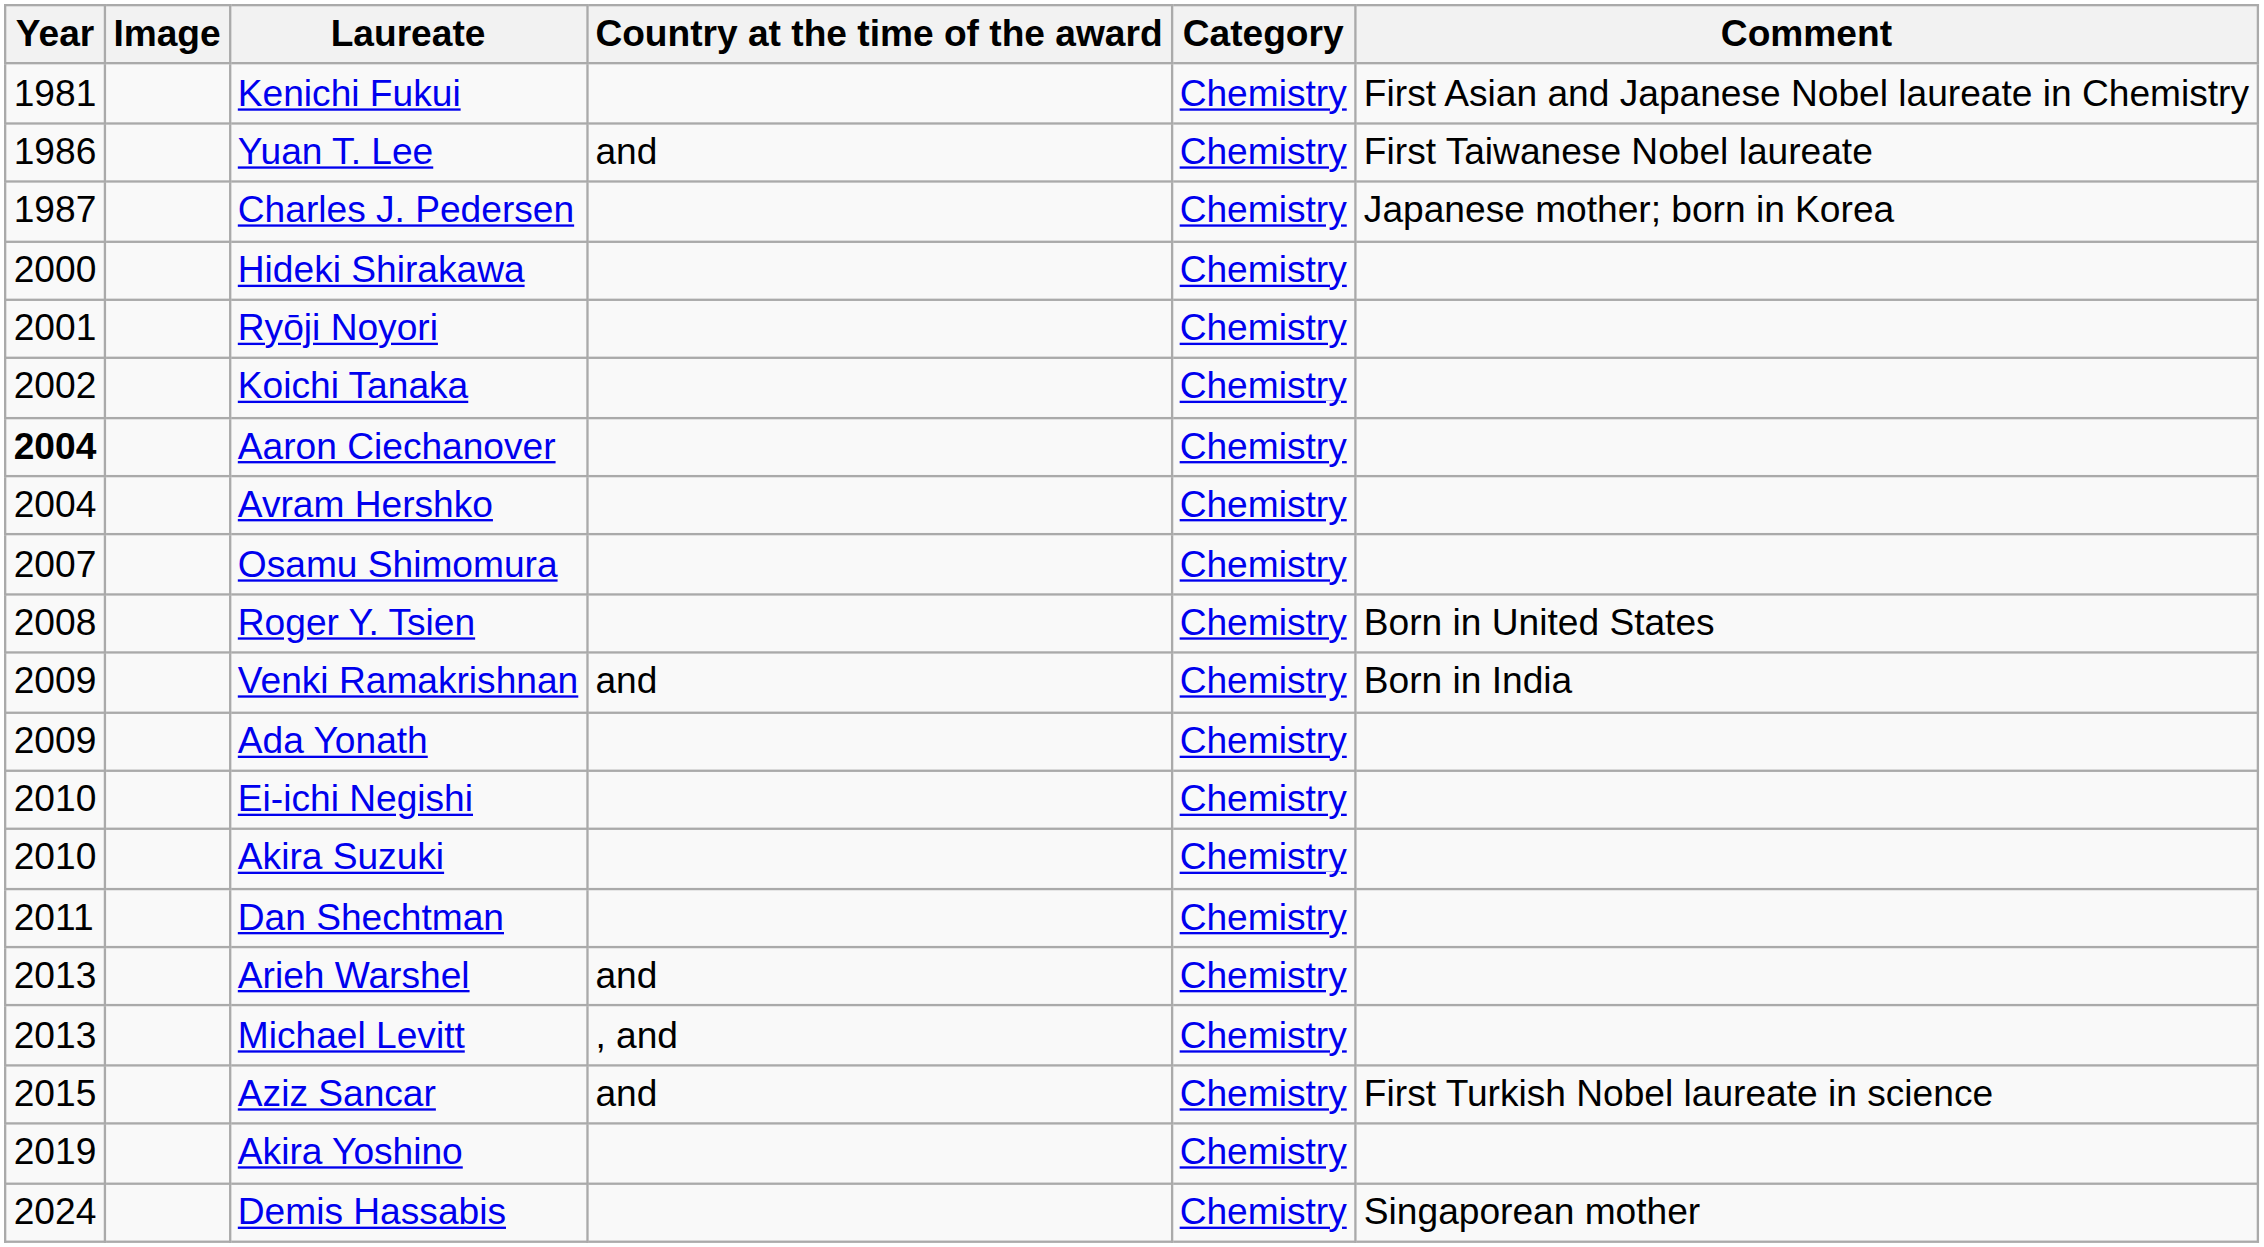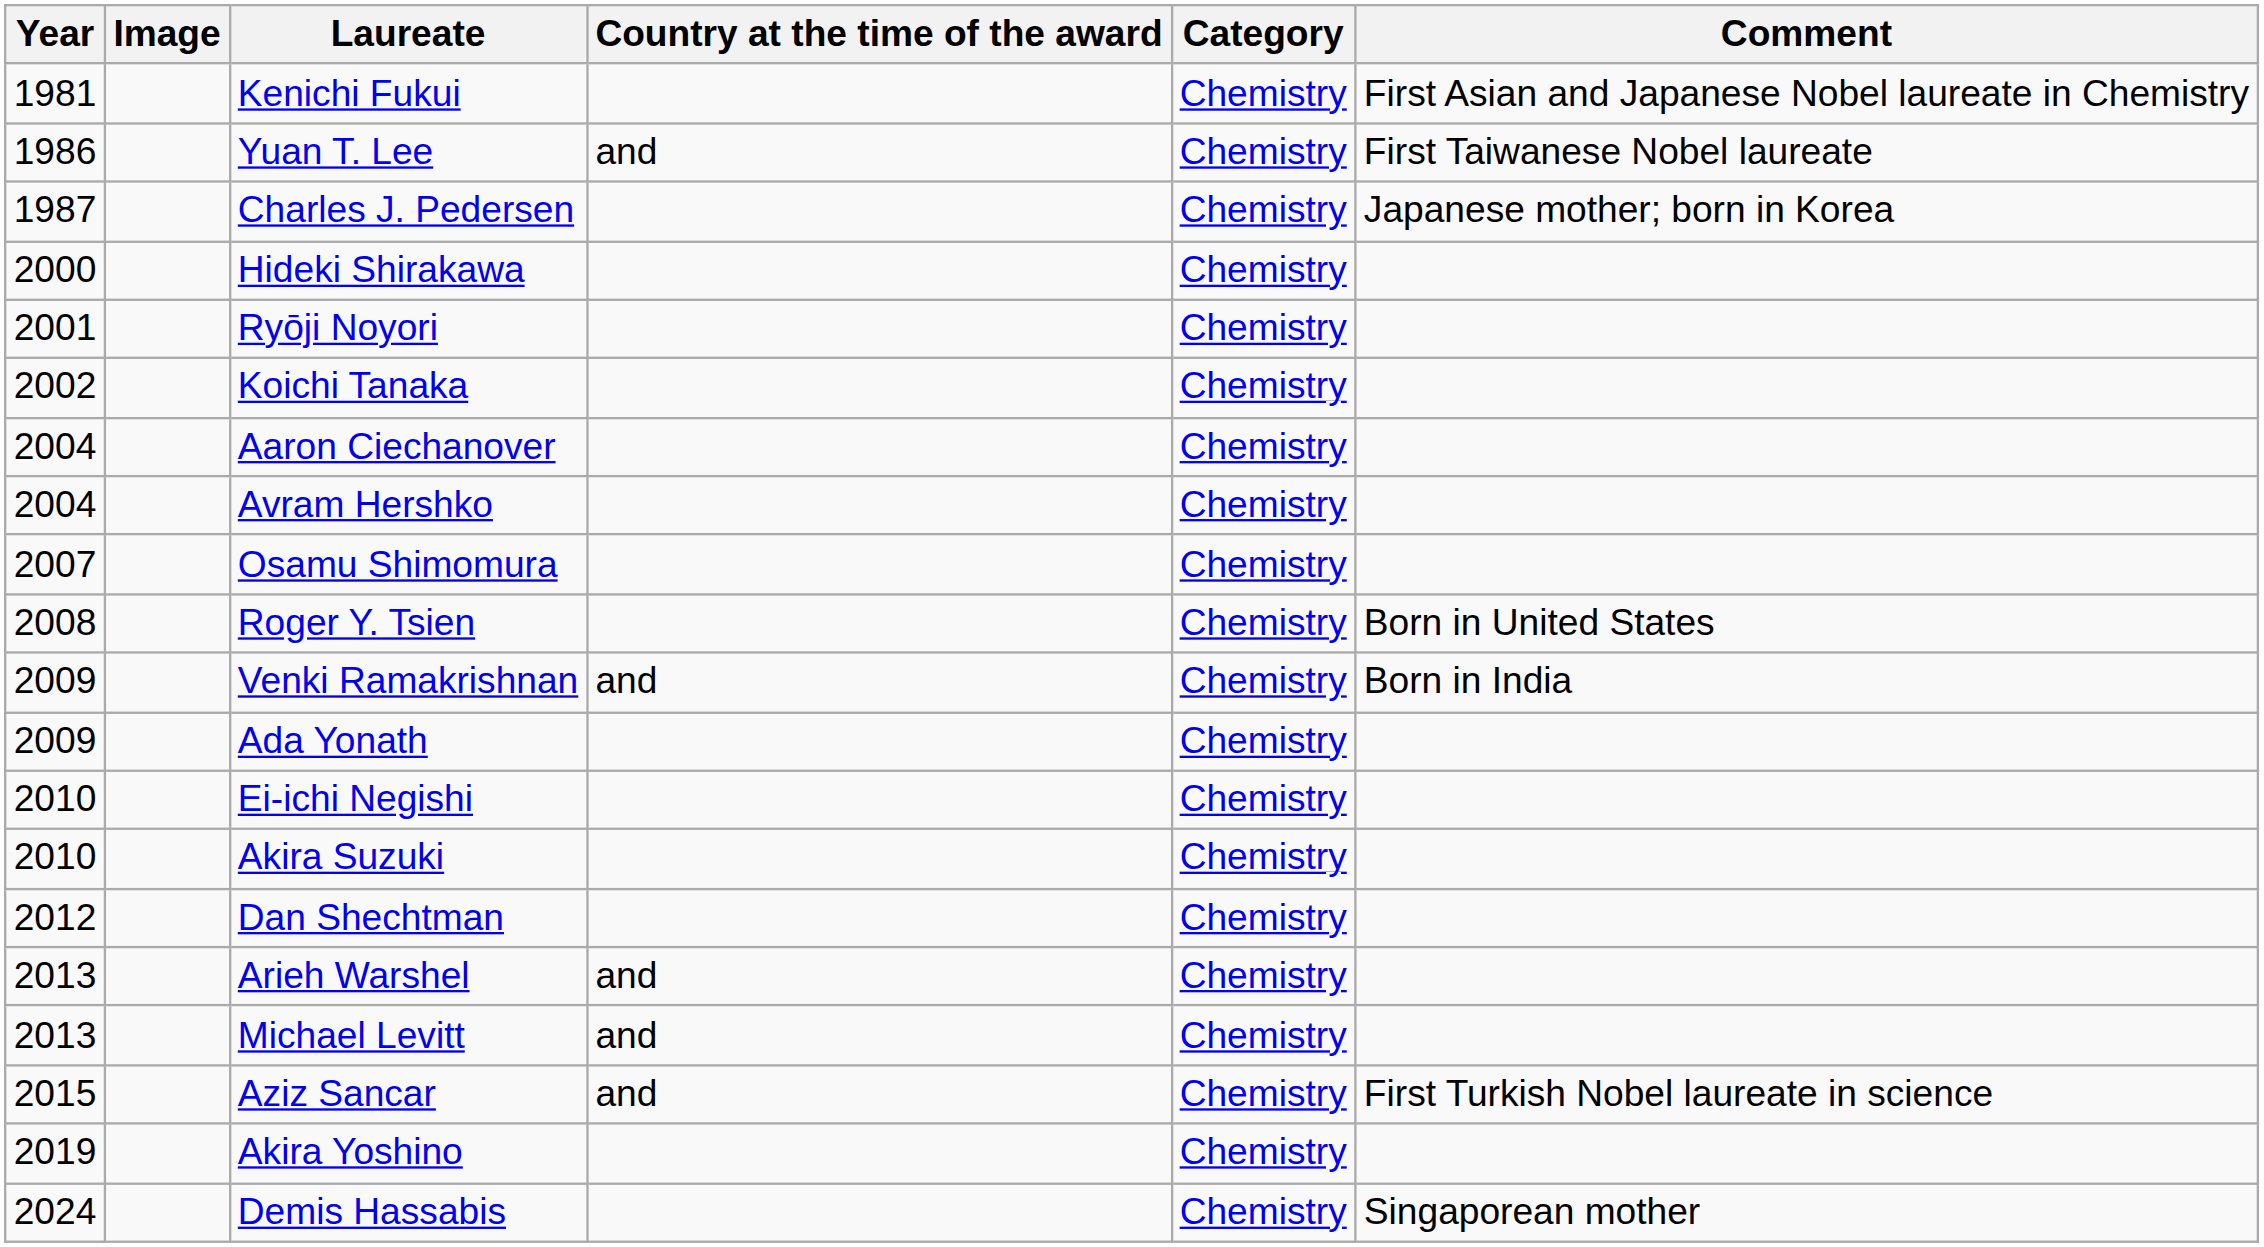(55, 446) bold -> (55, 446) normal
(54, 916) 2011 -> (55, 916) 2012
(637, 1034) , and -> (626, 1034) and
